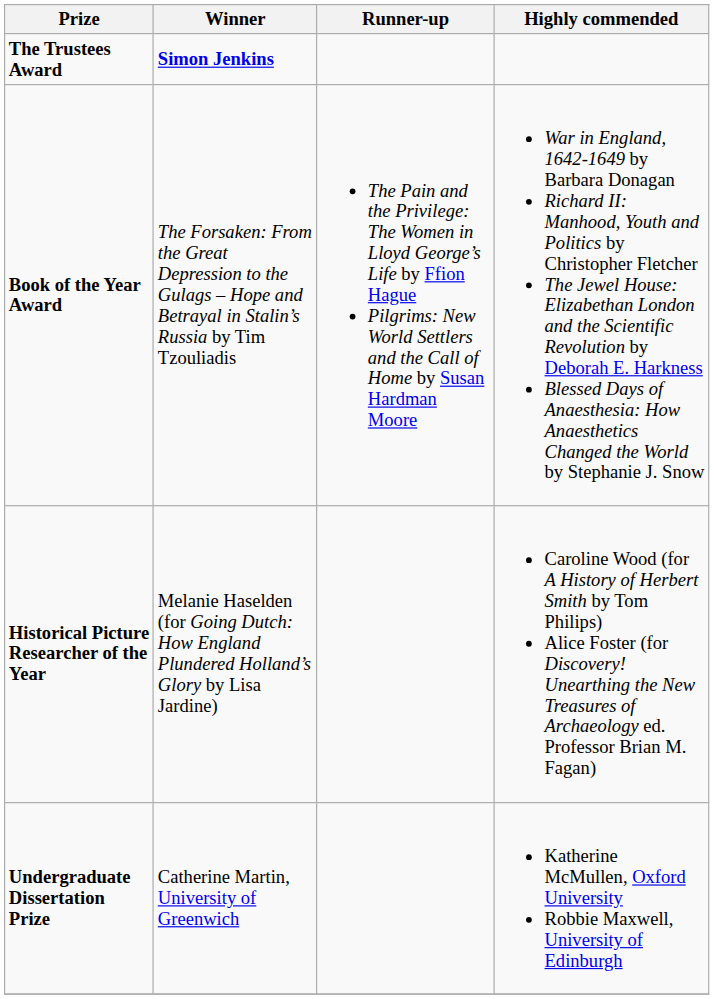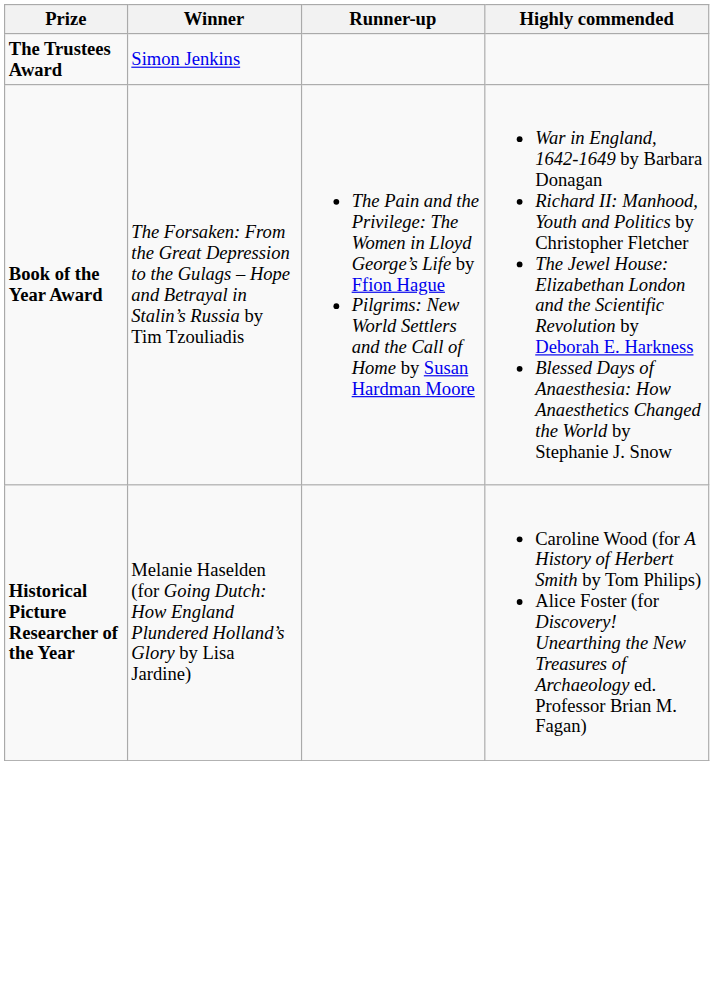(216, 59) bold -> (186, 59) normal
- row: (70, 897)
